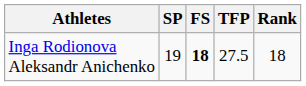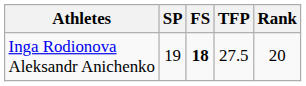(277, 56) 18 -> (277, 56) 20
